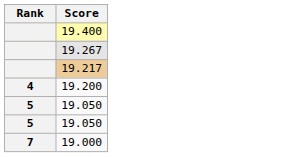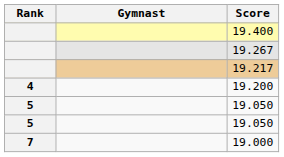+ column: (141, 14)
